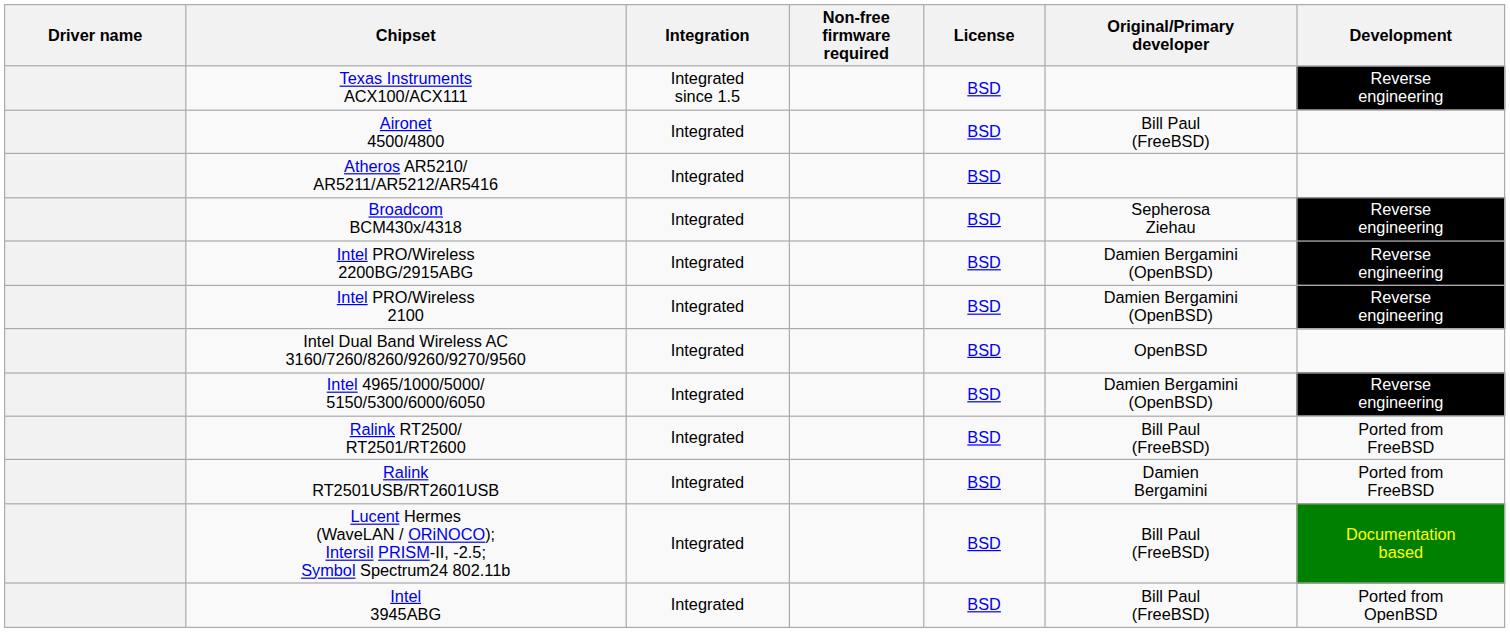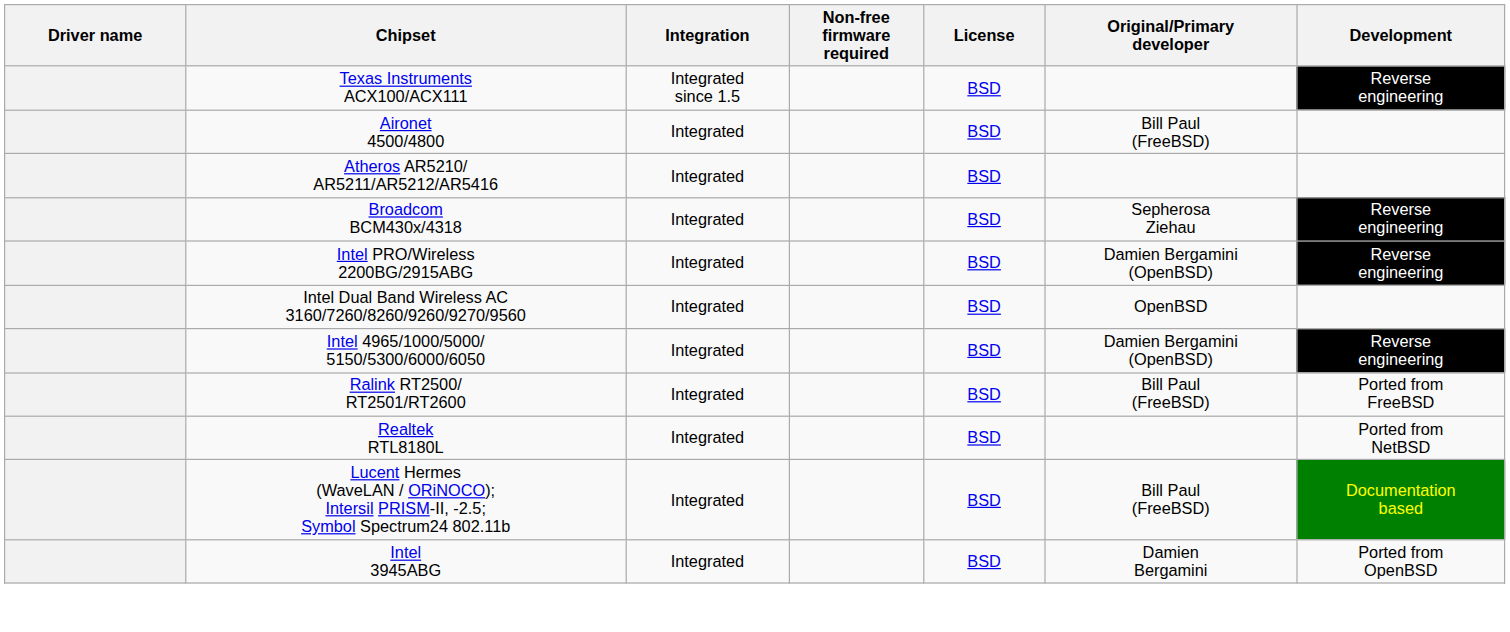- row: (406, 306)
+ row: (406, 438)
- row: (406, 481)
(1171, 605) Bill Paul (FreeBSD) -> (1171, 561) Damien Bergamini
